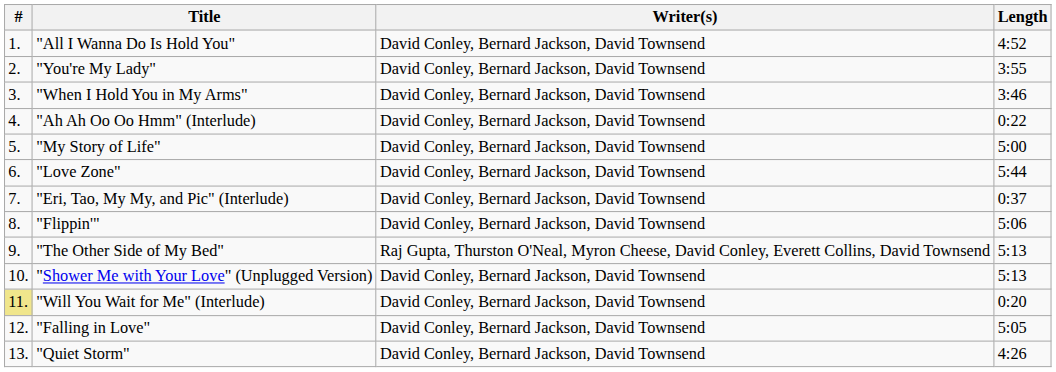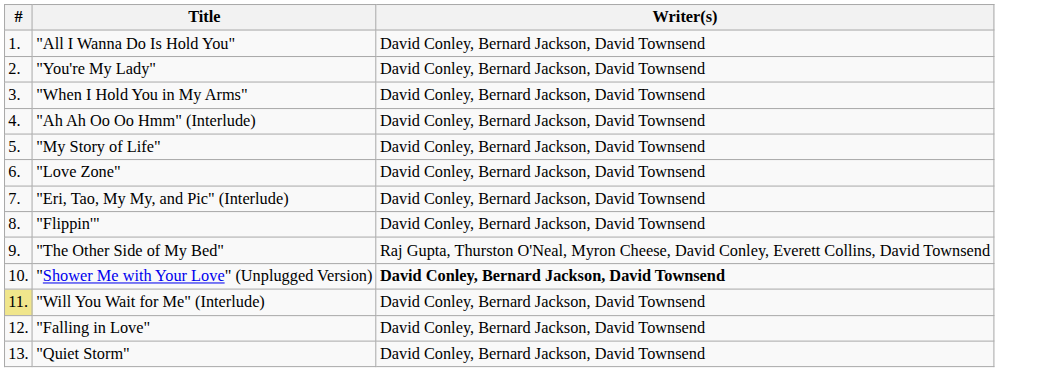- column: (1023, 17)
(543, 276) normal -> (552, 276) bold
